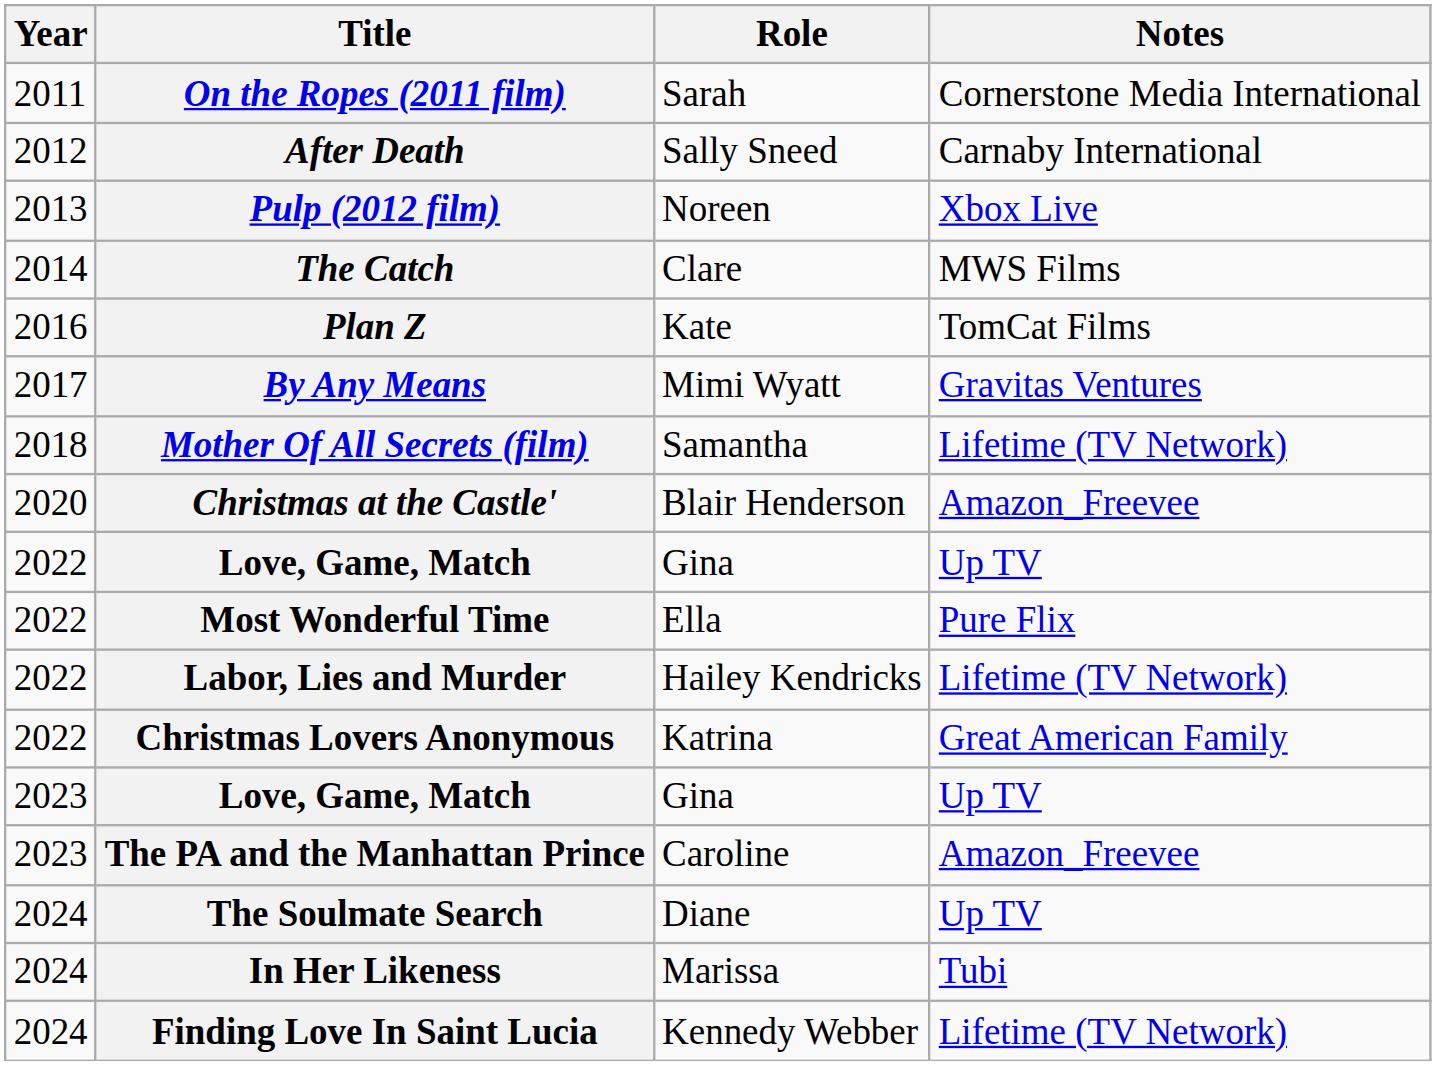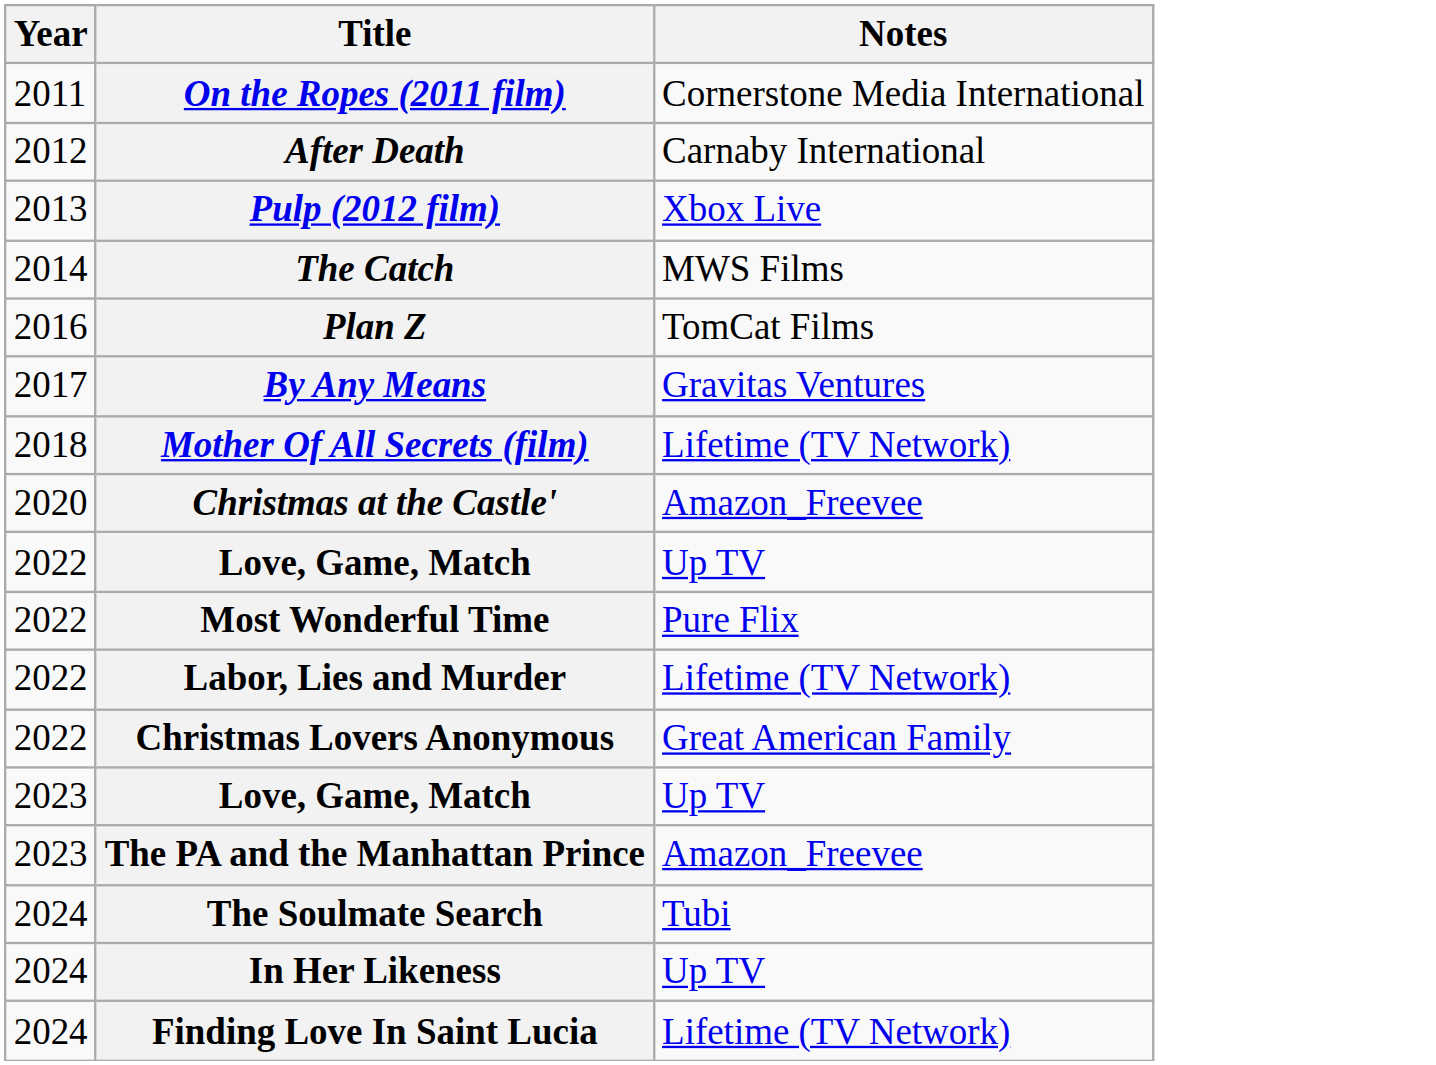- column: (792, 33)
(990, 913) Up TV -> (696, 913) Tubi
(973, 971) Tubi -> (714, 971) Up TV
